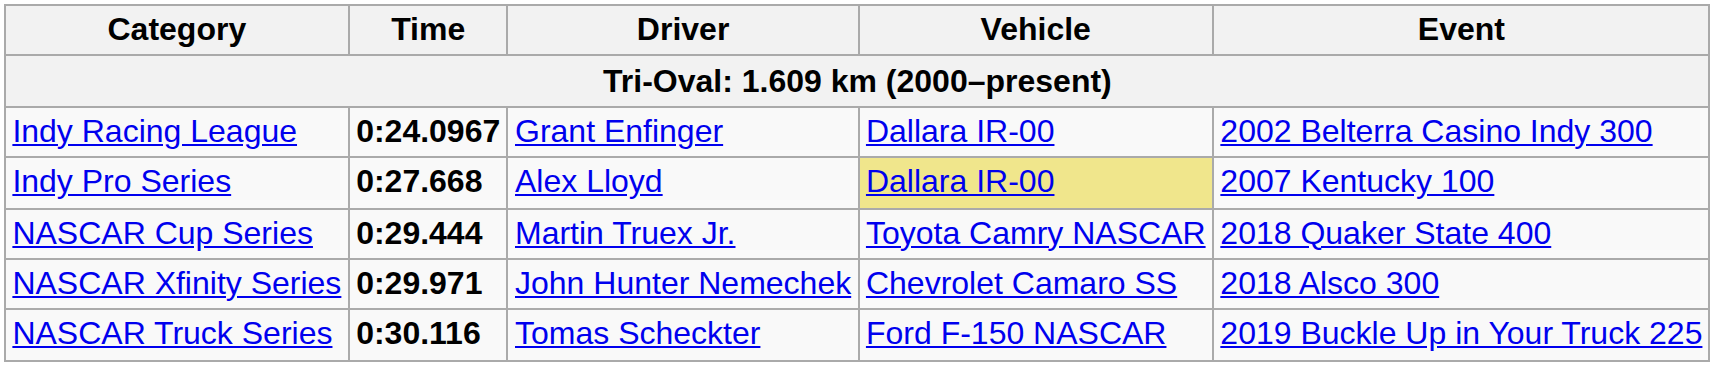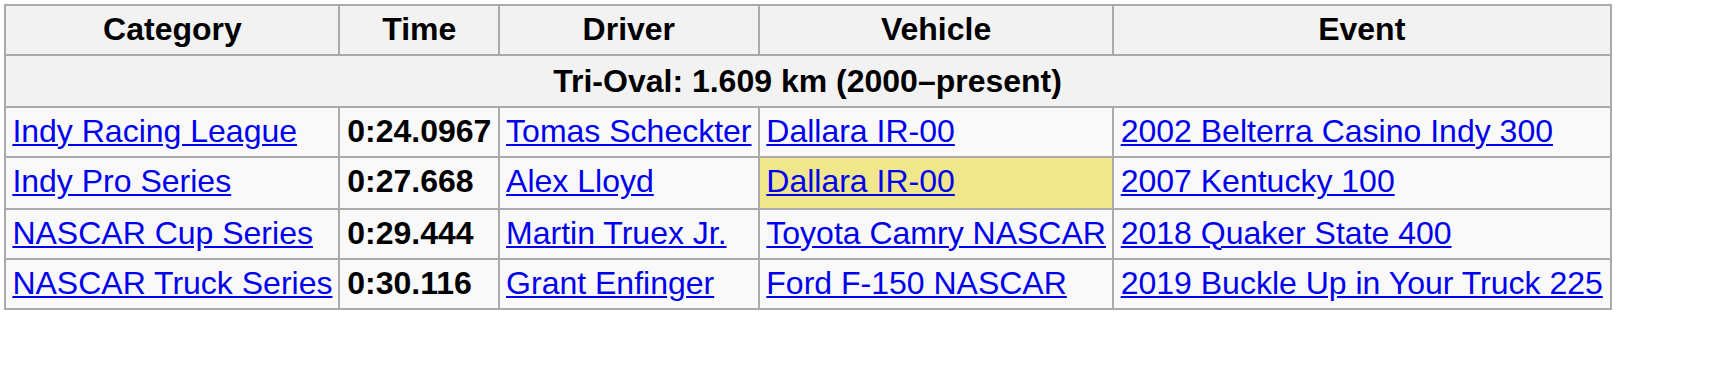(619, 131) Grant Enfinger -> (629, 131) Tomas Scheckter
- row: (177, 283)
(638, 334) Tomas Scheckter -> (610, 283) Grant Enfinger
